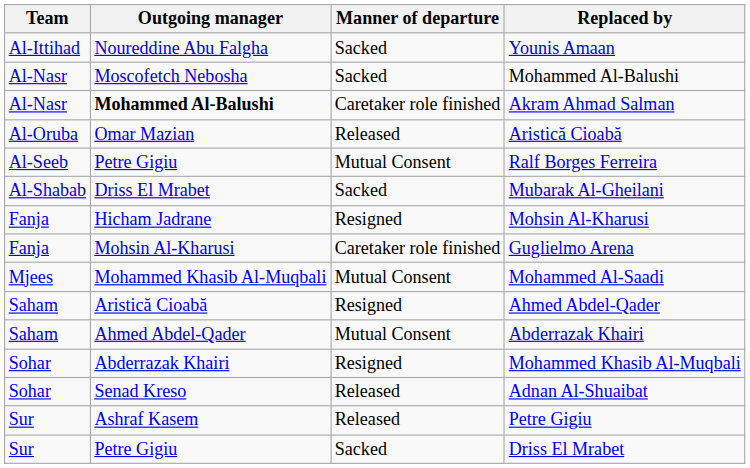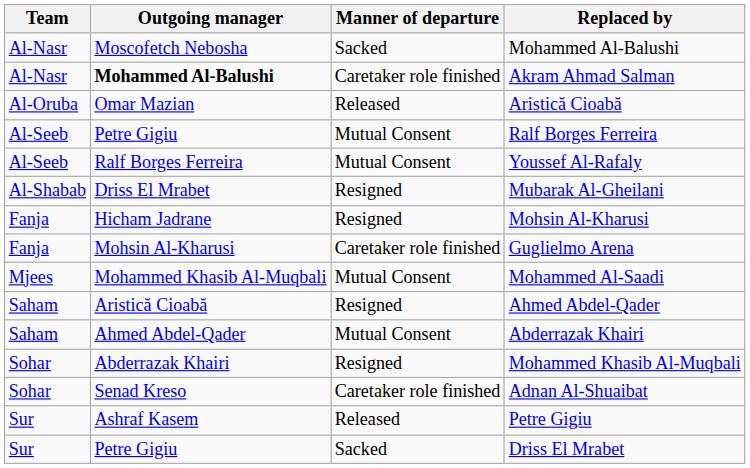- row: (562, 47)
+ row: (575, 162)
(361, 190) Sacked -> (368, 190) Resigned
(367, 391) Released -> (418, 391) Caretaker role finished
